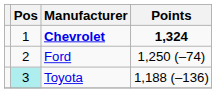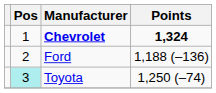(171, 57) 1,250 (–74) -> (171, 57) 1,188 (–136)
(171, 78) 1,188 (–136) -> (171, 78) 1,250 (–74)
